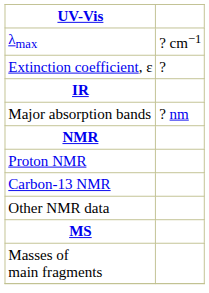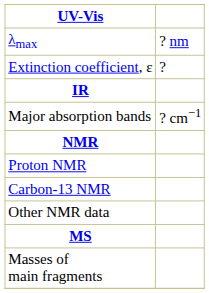(180, 41) ? cm−1 -> (174, 41) ? nm
(174, 114) ? nm -> (180, 116) ? cm−1
